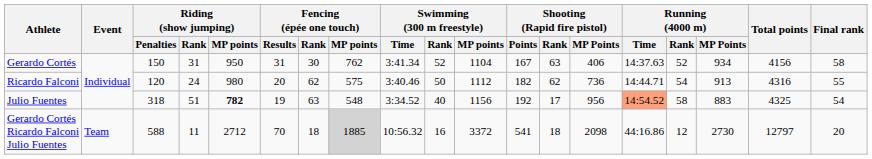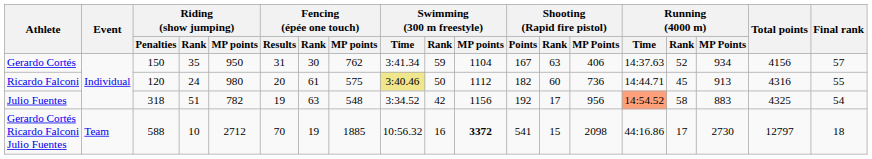(194, 63) 31 -> (194, 63) 35
(440, 63) 52 -> (440, 63) 59
(839, 63) 58 -> (839, 63) 57
(314, 81) 62 -> (314, 81) 61
(402, 81) no background -> (402, 81) khaki background
(555, 81) 62 -> (555, 81) 60
(682, 81) 54 -> (682, 81) 45
(235, 100) bold -> (235, 100) normal
(440, 100) 40 -> (440, 100) 42
(194, 132) 11 -> (194, 132) 10
(314, 132) 18 -> (314, 132) 19
(354, 132) lightgrey background -> (354, 132) no background
(481, 132) normal -> (481, 132) bold
(555, 132) 18 -> (555, 132) 15
(682, 132) 12 -> (682, 132) 17
(839, 132) 20 -> (839, 132) 18
